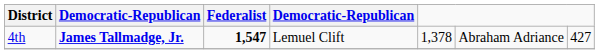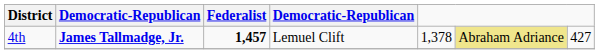(251, 37) 1,547 -> (251, 37) 1,457
(511, 37) no background -> (511, 37) khaki background
